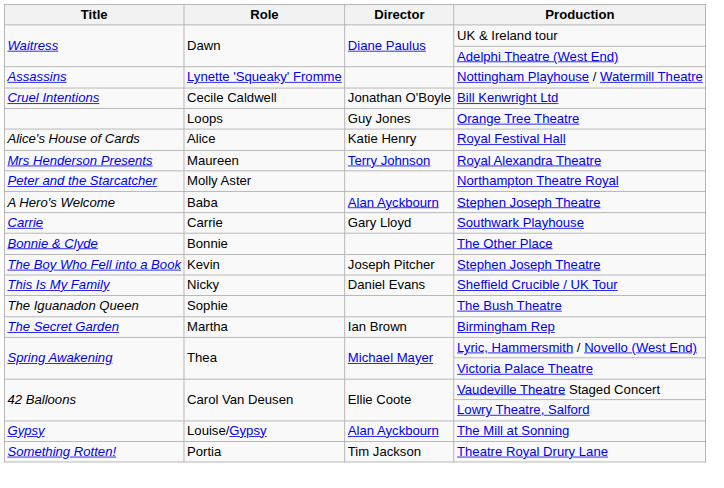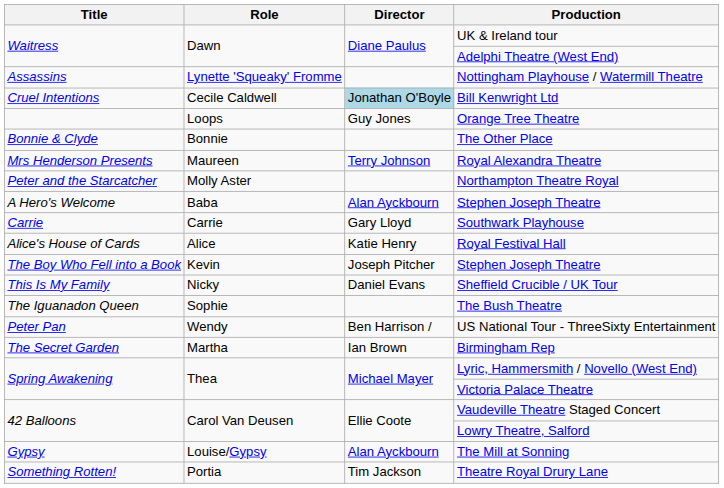(399, 98) no background -> (399, 98) lightblue background
rows swapped: (53, 243) <-> (74, 139)
+ row: (37, 327)
